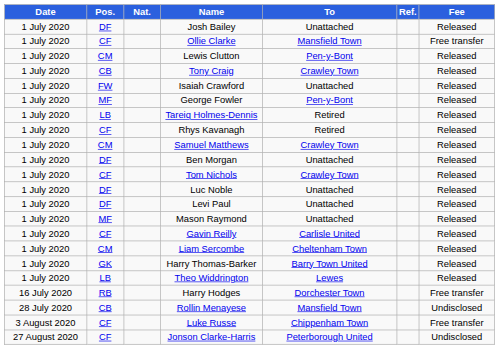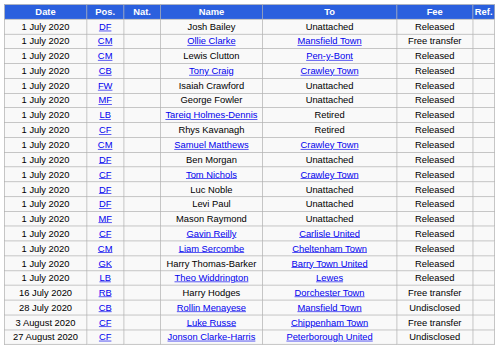columns swapped: (457, 12) <-> (408, 12)
(105, 42) CF -> (105, 42) CM
(330, 101) Pen-y-Bont -> (330, 101) Unattached
